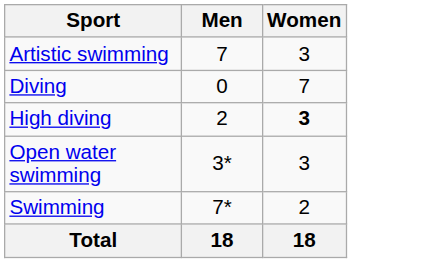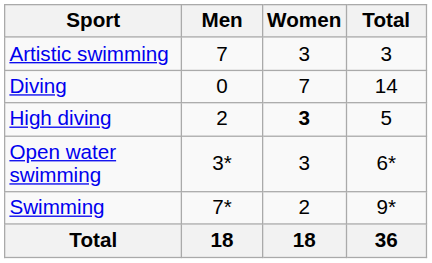+ column: (386, 20)
